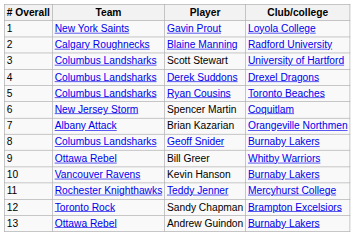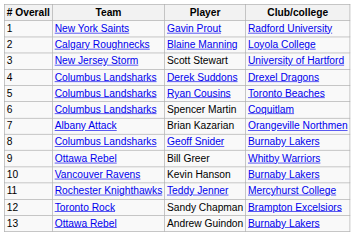(282, 28) Loyola College -> (290, 28) Radford University
(290, 45) Radford University -> (282, 45) Loyola College
(106, 61) Columbus Landsharks -> (96, 61) New Jersey Storm
(96, 110) New Jersey Storm -> (106, 110) Columbus Landsharks
